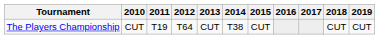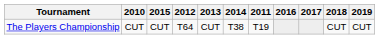columns swapped: (159, 12) <-> (261, 12)
